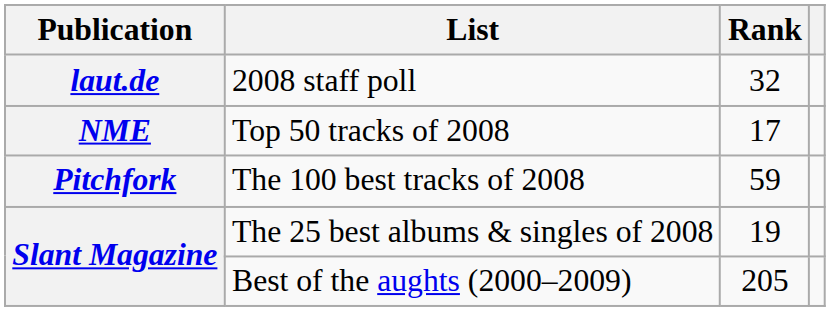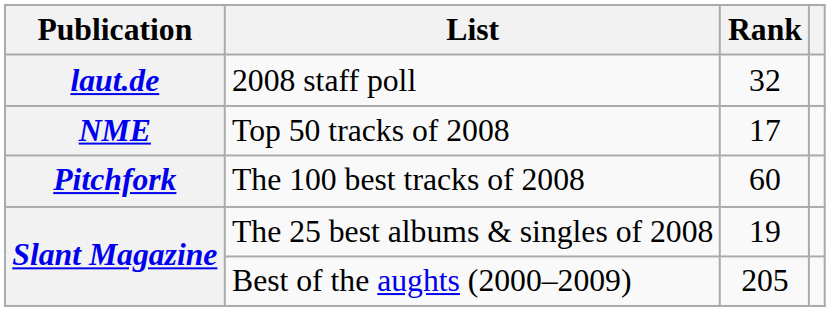(765, 180) 59 -> (765, 180) 60
